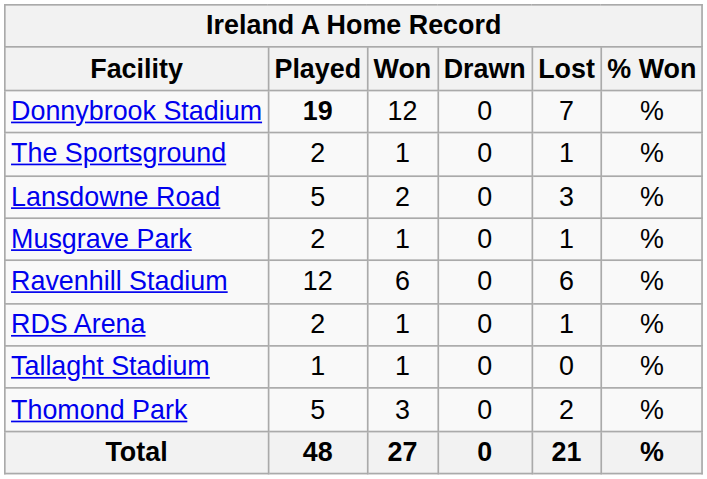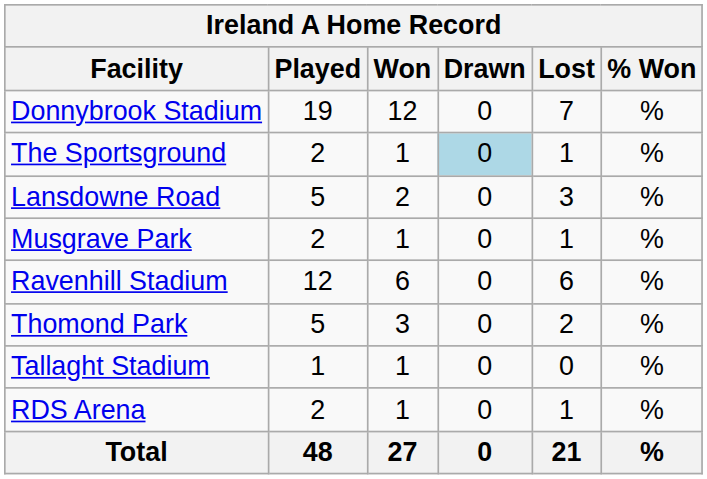(318, 111) bold -> (318, 111) normal
(485, 153) no background -> (485, 153) lightblue background
rows swapped: (78, 324) <-> (99, 409)
